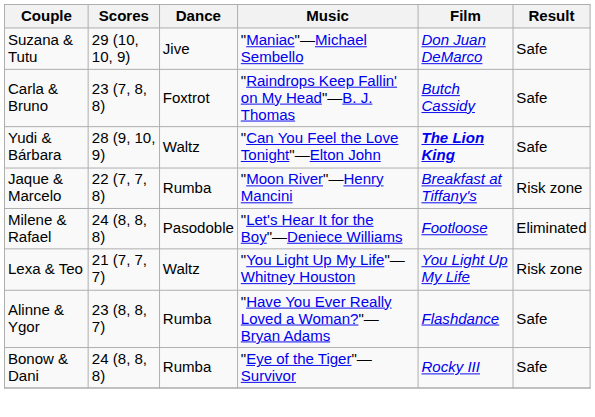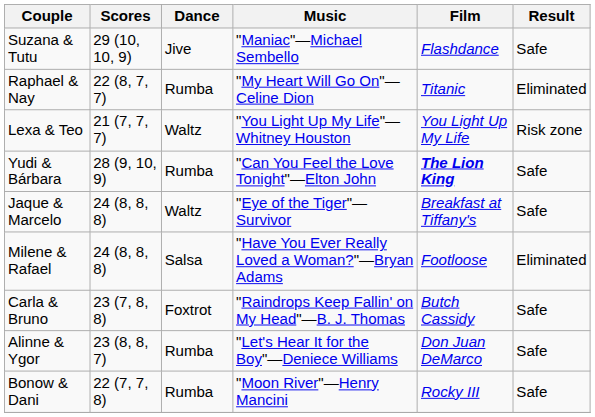(454, 48) Don Juan DeMarco -> (460, 48) Flashdance
+ row: (43, 89)
rows swapped: (33, 97) <-> (45, 269)
(181, 147) Waltz -> (189, 171) Rumba
(119, 187) 22 (7, 7, 8) -> (121, 211) 24 (8, 8, 8)
(187, 187) Rumba -> (183, 211) Waltz
(312, 187) "Moon River"—Henry Mancini -> (302, 211) "Eye of the Tiger"—Survivor
(549, 187) Risk zone -> (532, 211) Safe
(198, 228) Pasodoble -> (184, 261) Salsa
(322, 228) "Let's Hear It for the Boy"—Deniece Williams -> (325, 261) "Have You Ever Really Loved a Woman?"—Bryan Adams
(316, 318) "Have You Ever Really Loved a Woman?"—Bryan Adams -> (317, 351) "Let's Hear It for the Boy"—Deniece Williams
(460, 318) Flashdance -> (453, 351) Don Juan DeMarco
(119, 367) 24 (8, 8, 8) -> (121, 391) 22 (7, 7, 8)
(306, 367) "Eye of the Tiger"—Survivor -> (307, 391) "Moon River"—Henry Mancini
